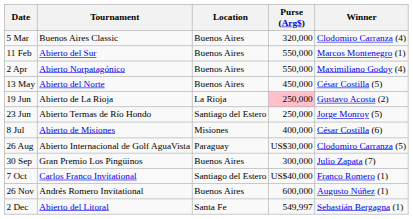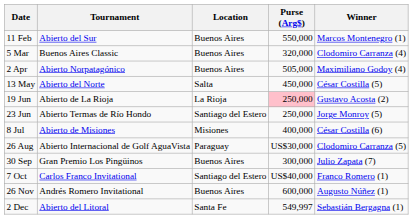rows swapped: (19, 53) <-> (18, 38)
(298, 69) 550,000 -> (298, 69) 505,000
(219, 84) Buenos Aires -> (204, 84) Salta
